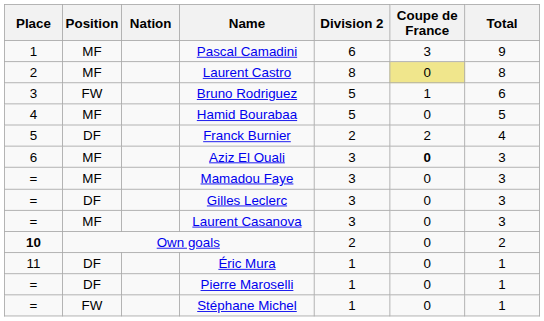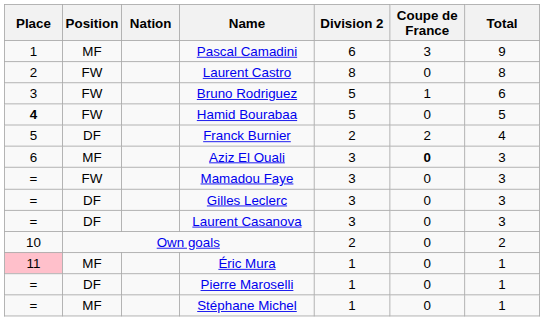(92, 73) MF -> (92, 73) FW
(427, 73) khaki background -> (427, 73) no background
(33, 115) normal -> (33, 115) bold
(92, 115) MF -> (92, 115) FW
(92, 178) MF -> (92, 178) FW
(92, 221) MF -> (92, 221) DF
(33, 242) bold -> (33, 242) normal
(33, 263) no background -> (33, 263) pink background
(92, 263) DF -> (92, 263) MF
(92, 305) FW -> (92, 305) MF
